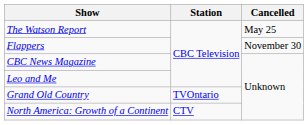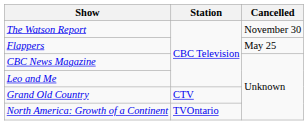(260, 29) May 25 -> (273, 29) November 30
(273, 45) November 30 -> (260, 45) May 25
(196, 95) TVOntario -> (183, 95) CTV
(183, 111) CTV -> (196, 111) TVOntario
